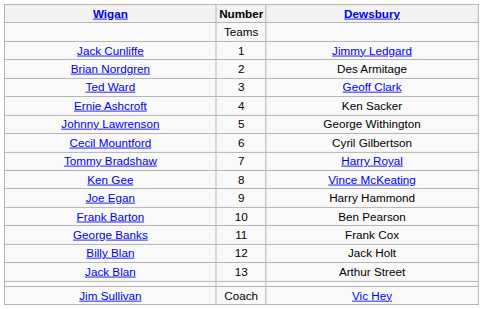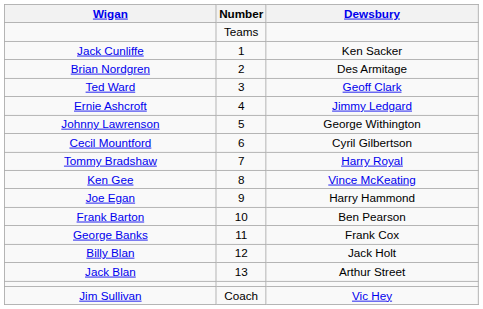(372, 50) Jimmy Ledgard -> (372, 50) Ken Sacker
(372, 105) Ken Sacker -> (372, 105) Jimmy Ledgard
